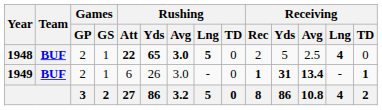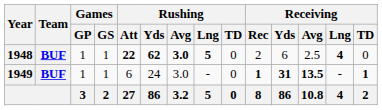(83, 54) 2 -> (83, 54) 1
(154, 54) 65 -> (154, 54) 62
(285, 54) 5 -> (285, 54) 6
(83, 74) 2 -> (83, 74) 1
(154, 74) 26 -> (154, 74) 24
(312, 74) 13.4 -> (312, 74) 13.5
